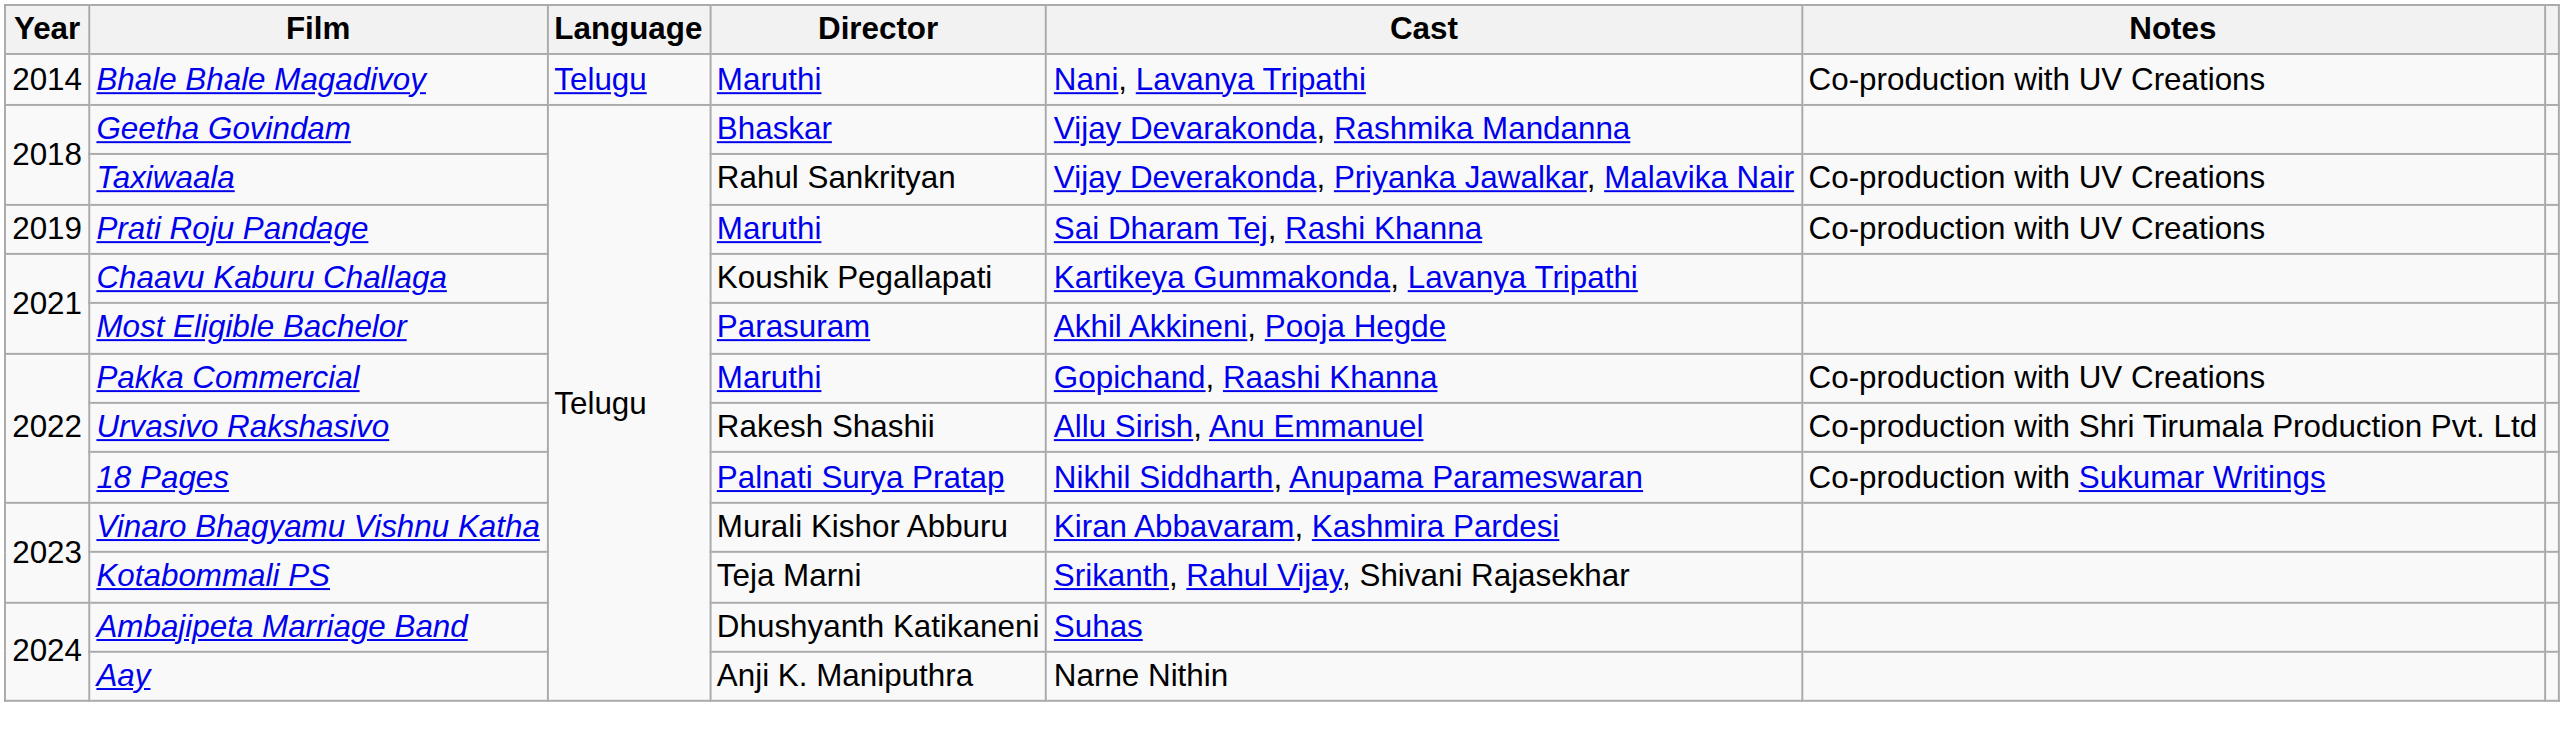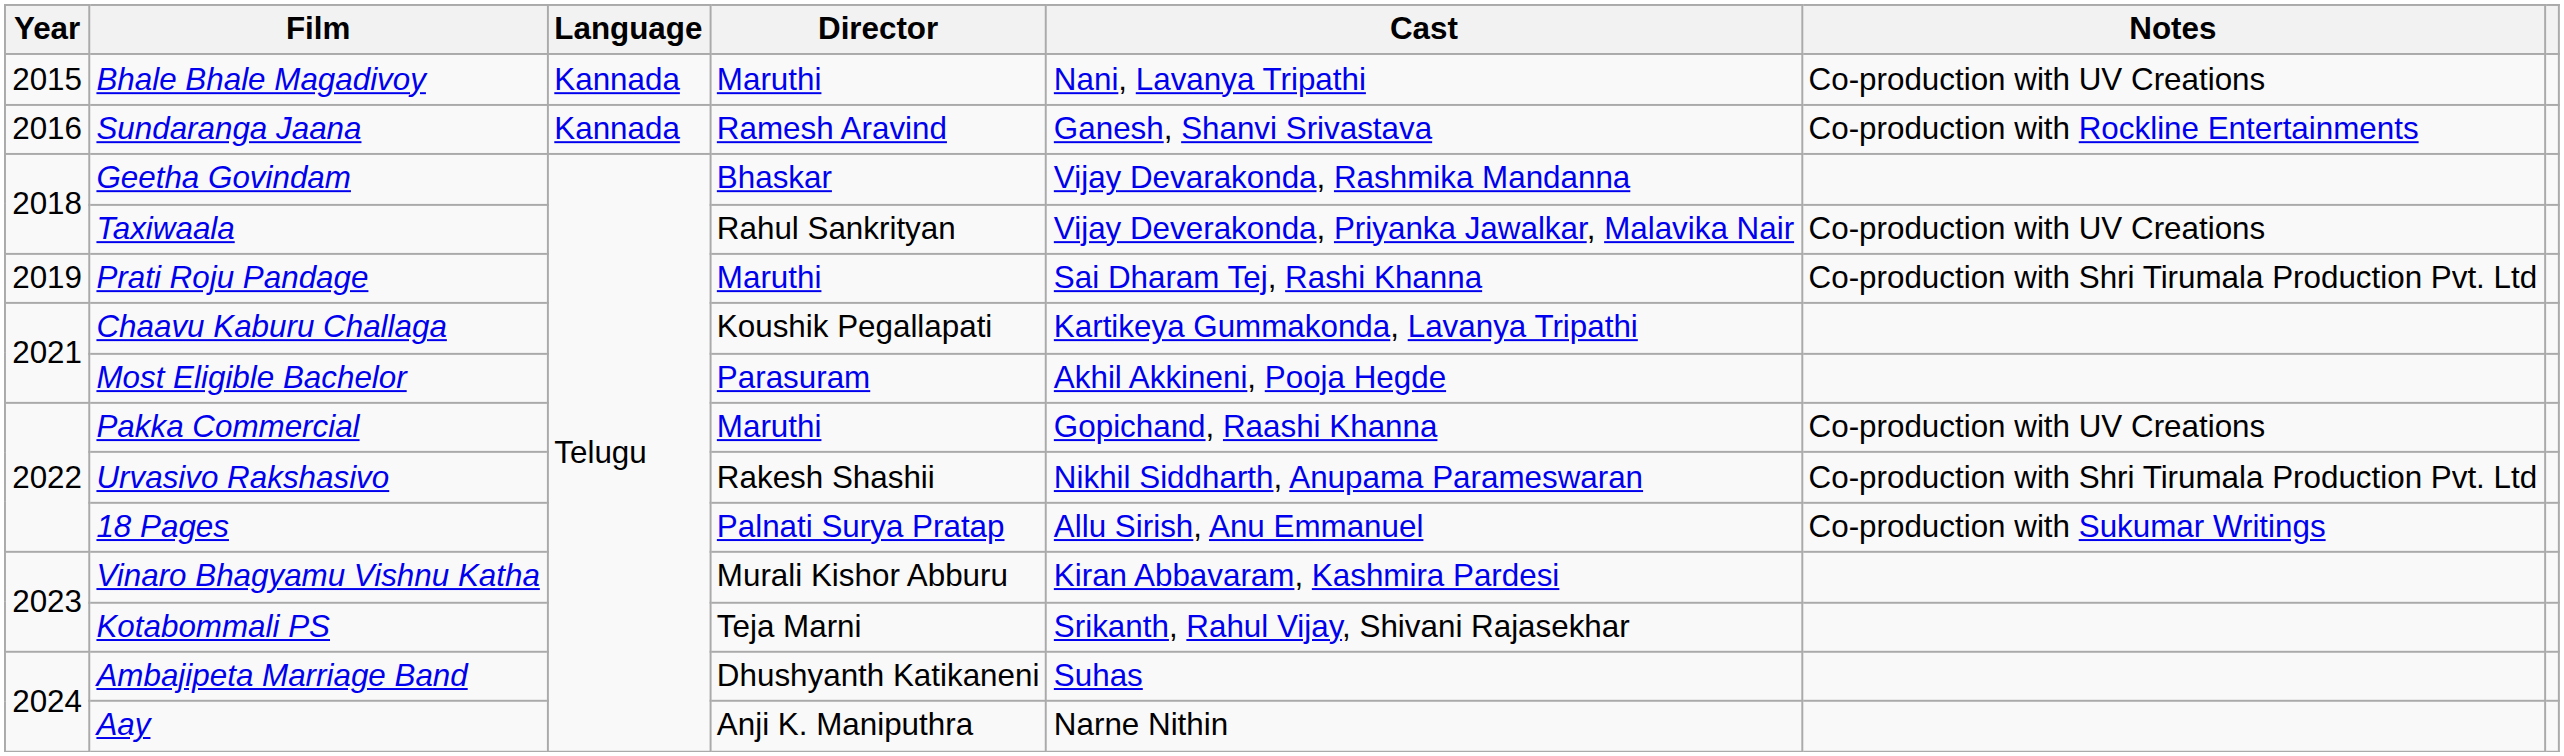(47, 79) 2014 -> (47, 79) 2015
(601, 79) Telugu -> (617, 79) Kannada
+ row: (229, 128)
(2037, 228) Co-production with UV Creations -> (2173, 278) Co-production with Shri Tirumala Production Pvt. Ltd
(1239, 427) Allu Sirish, Anu Emmanuel -> (1348, 476) Nikhil Siddharth, Anupama Parameswaran
(1348, 476) Nikhil Siddharth, Anupama Parameswaran -> (1239, 526) Allu Sirish, Anu Emmanuel
